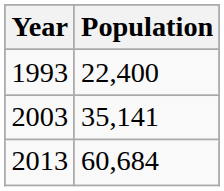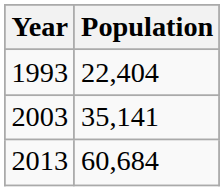(120, 71) 22,400 -> (120, 71) 22,404
